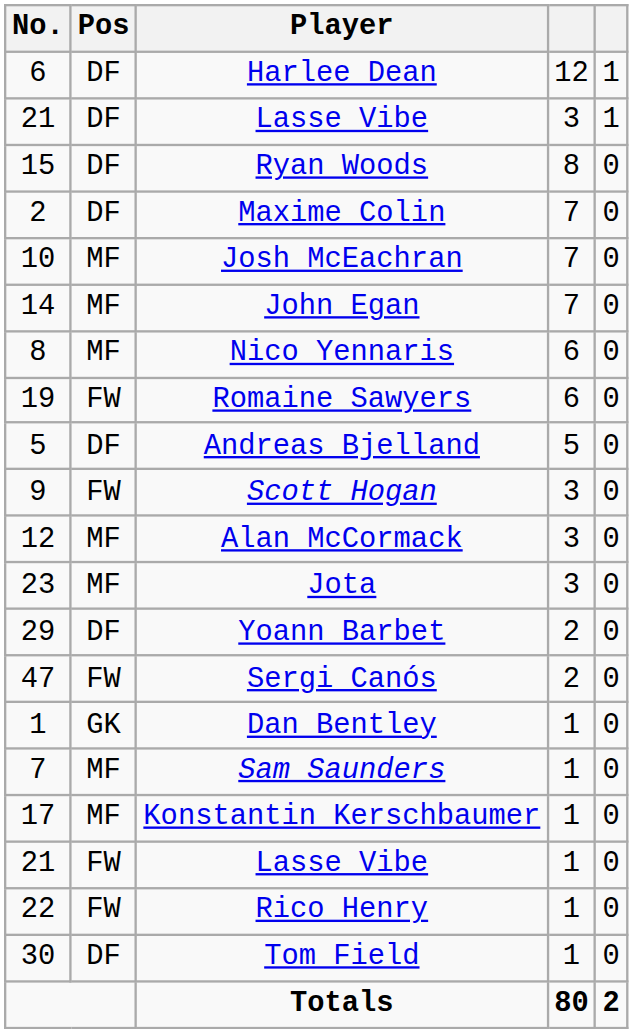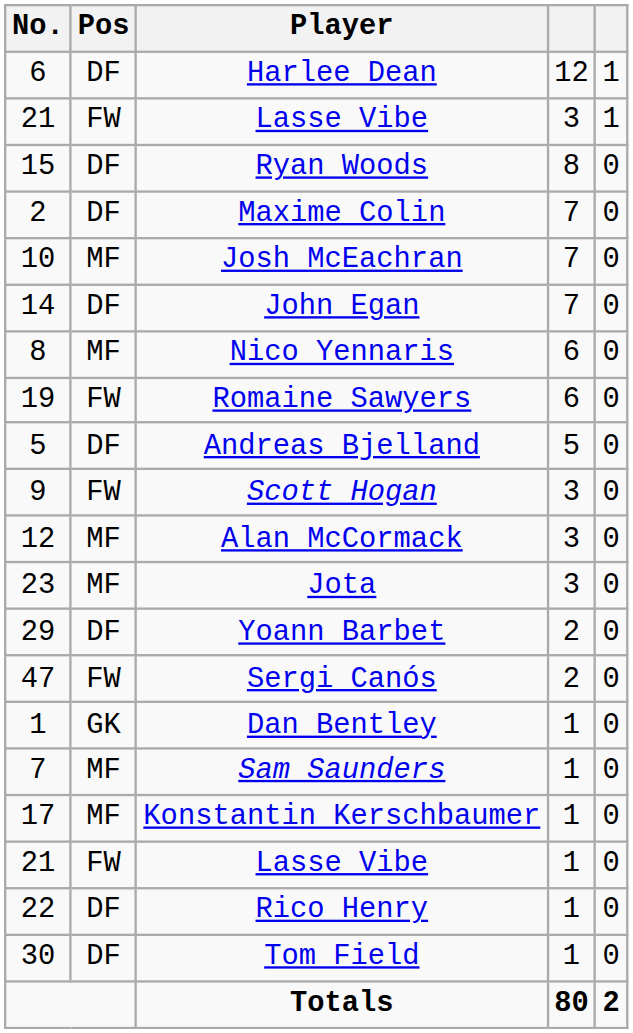(104, 122) DF -> (104, 122) FW
(104, 307) MF -> (104, 307) DF
(104, 911) FW -> (104, 911) DF
